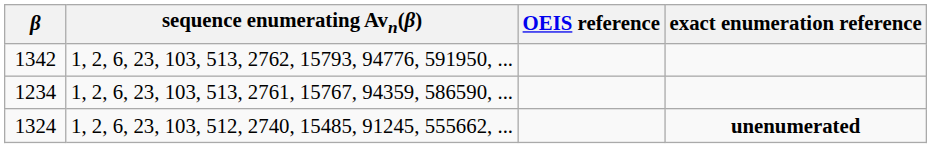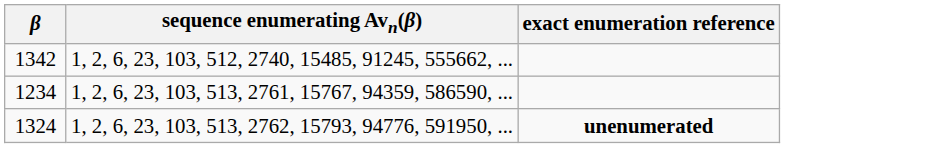- column: (591, 23)
(292, 59) 1, 2, 6, 23, 103, 513, 2762, 15793, 94776, 591950, ... -> (292, 59) 1, 2, 6, 23, 103, 512, 2740, 15485, 91245, 555662, ...
(292, 125) 1, 2, 6, 23, 103, 512, 2740, 15485, 91245, 555662, ... -> (292, 125) 1, 2, 6, 23, 103, 513, 2762, 15793, 94776, 591950, ...
